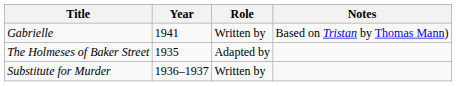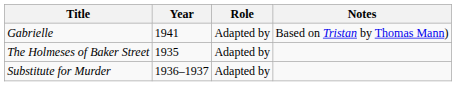(240, 33) Written by -> (242, 33) Adapted by
(240, 71) Written by -> (242, 71) Adapted by
